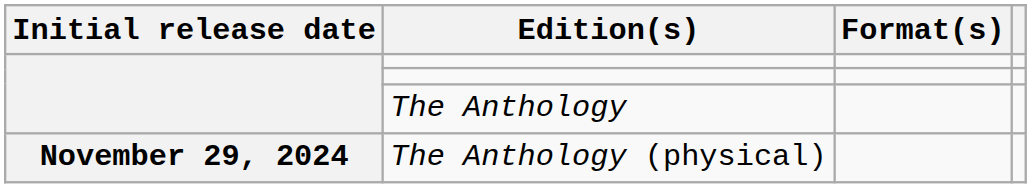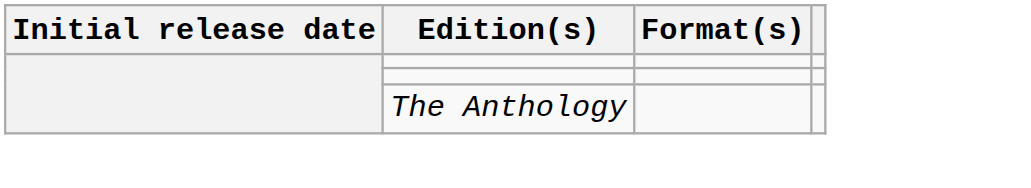- row: (194, 157)
